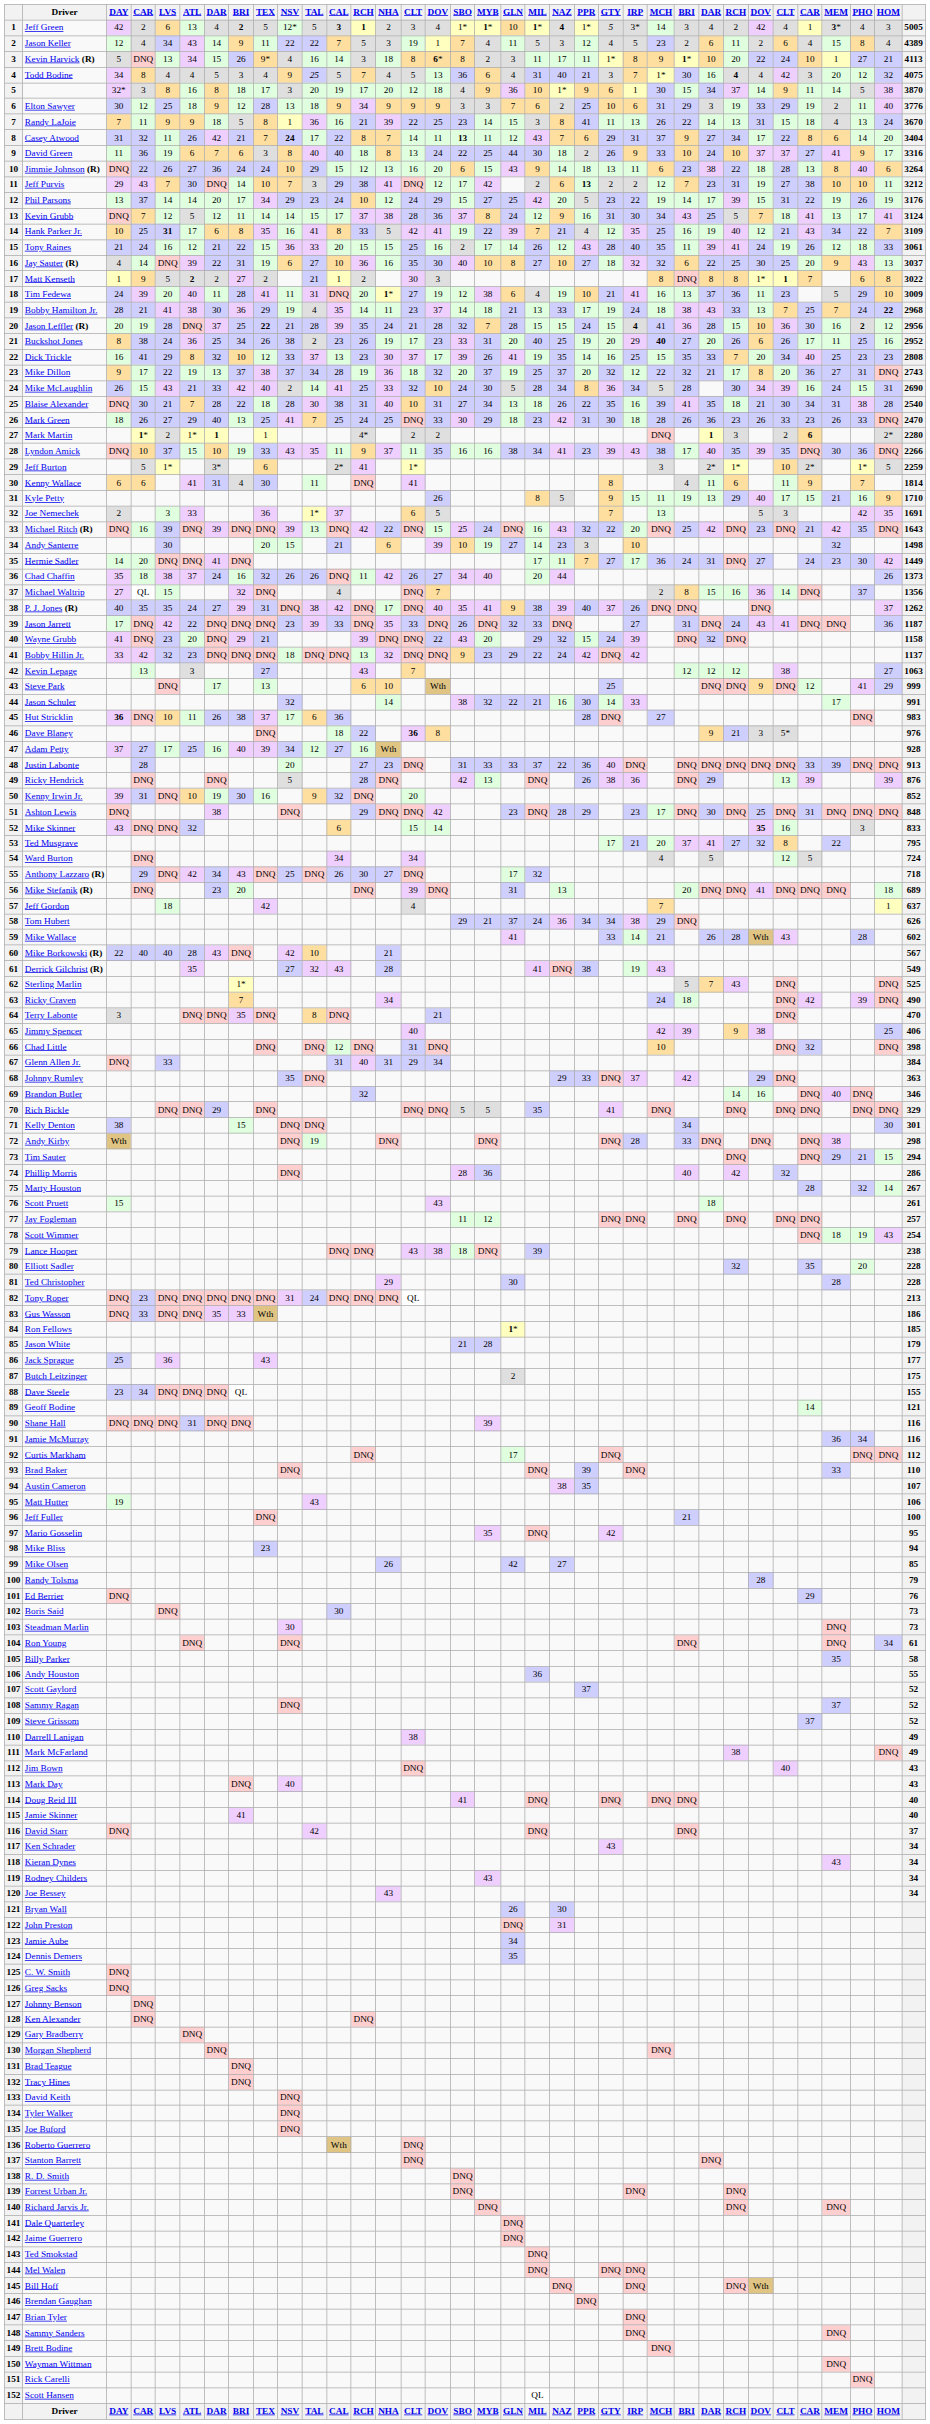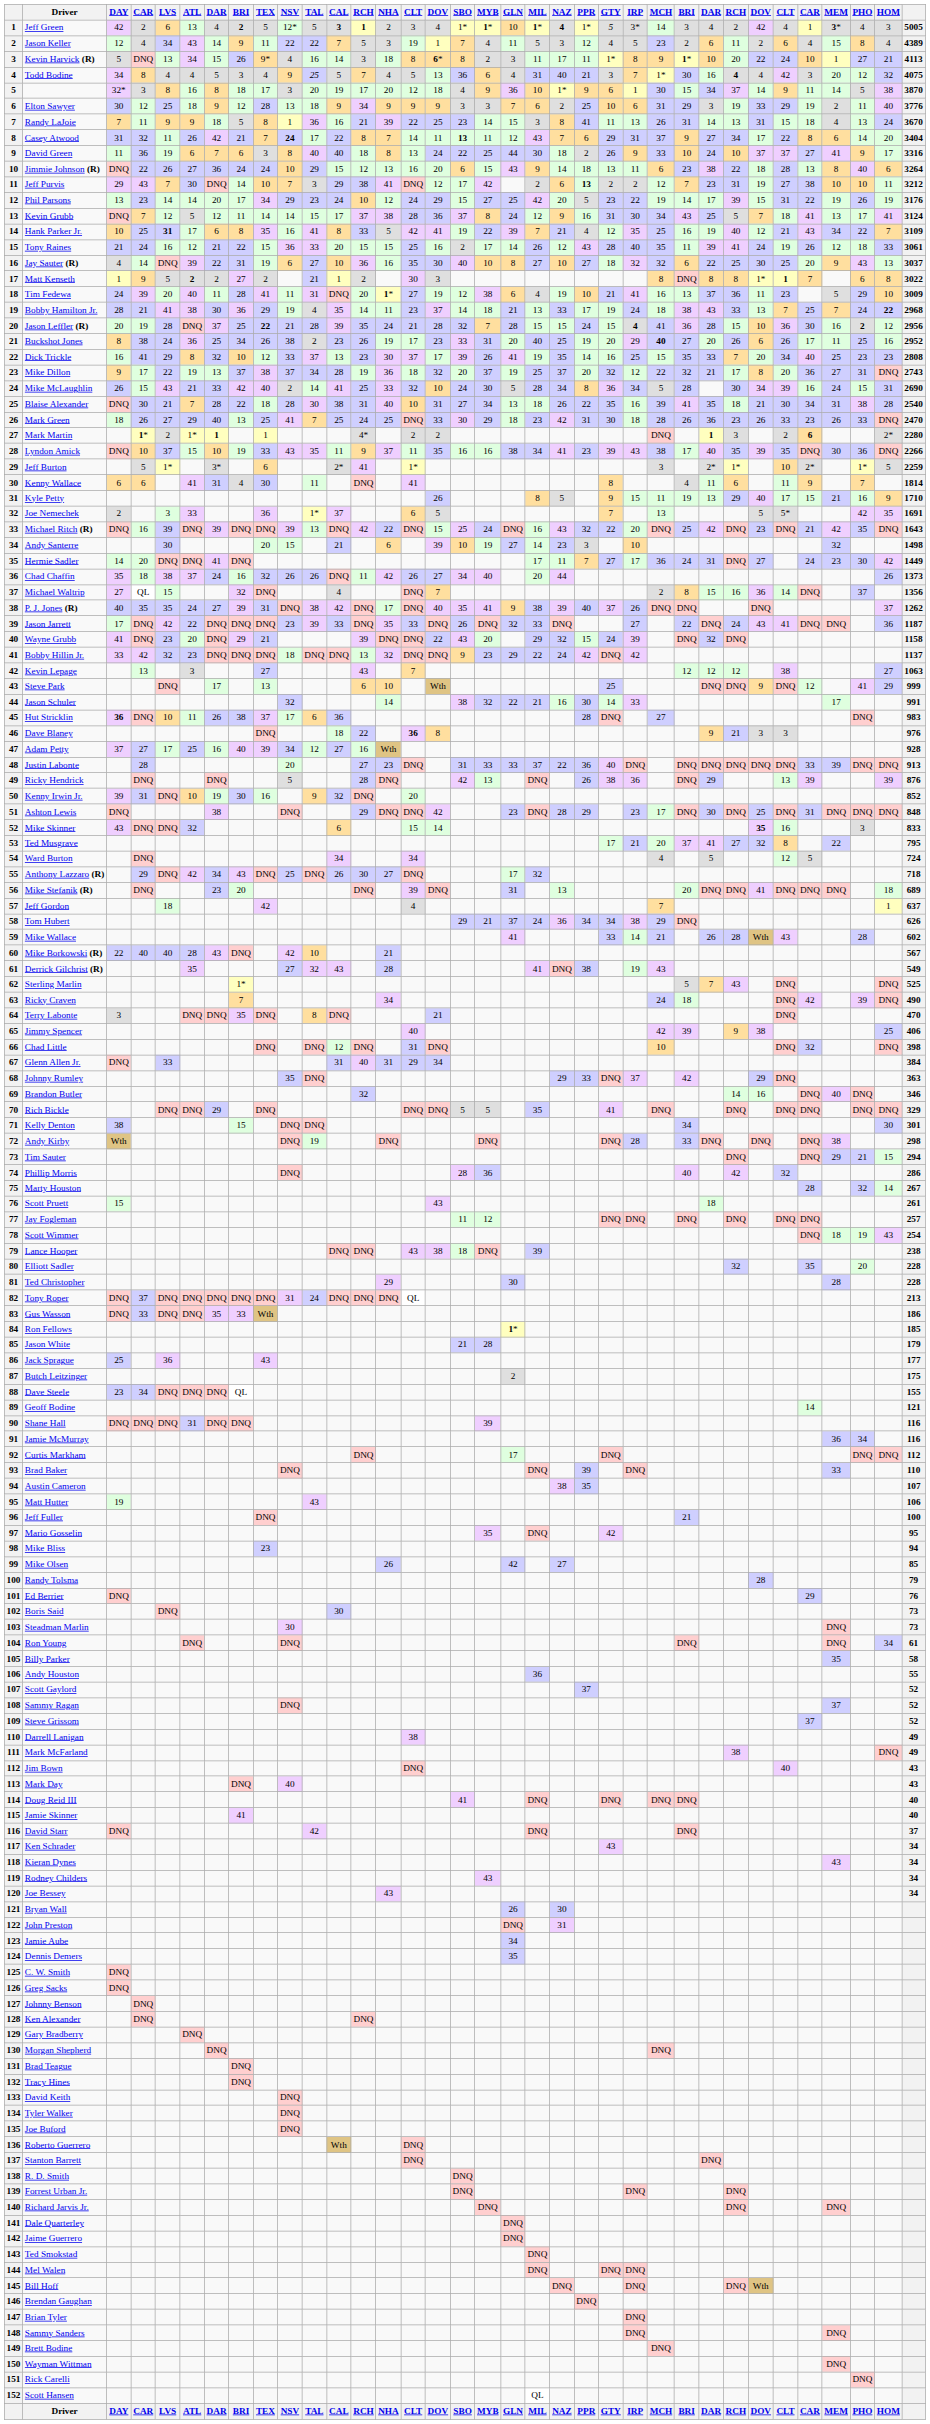(687, 122) 22 -> (687, 122) 31
(143, 200) 37 -> (143, 200) 23
(785, 514) 3 -> (785, 514) 5*
(687, 624) 31 -> (687, 624) 22
(785, 733) 5* -> (785, 733) 3
(143, 1298) 23 -> (143, 1298) 37
